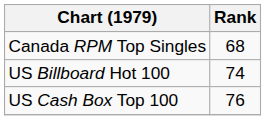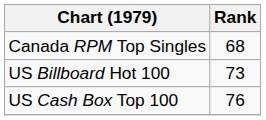(235, 73) 74 -> (235, 73) 73
